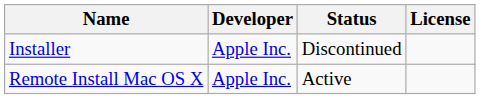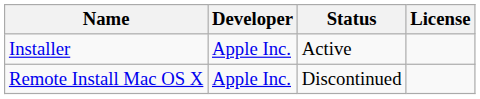(352, 49) Discontinued -> (327, 49) Active
(327, 78) Active -> (352, 78) Discontinued
